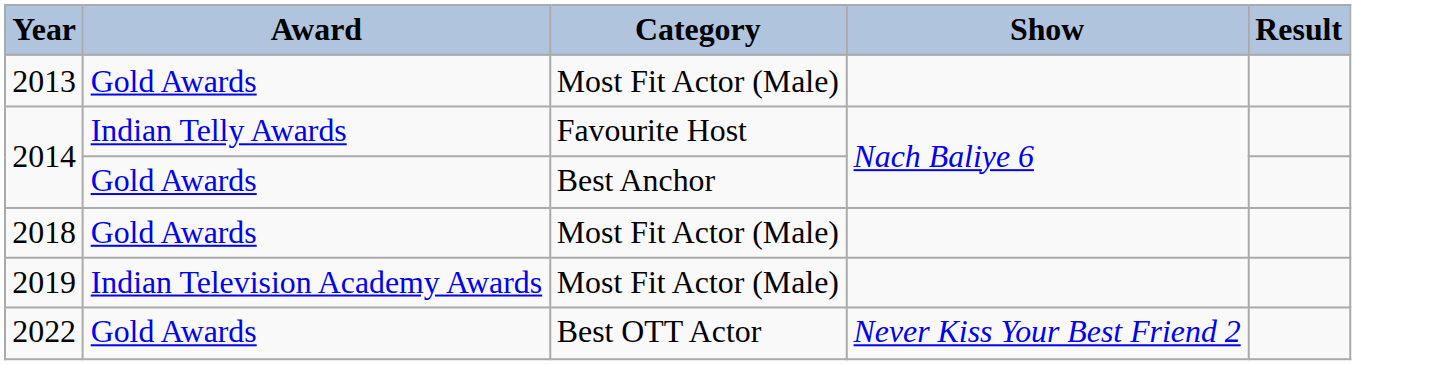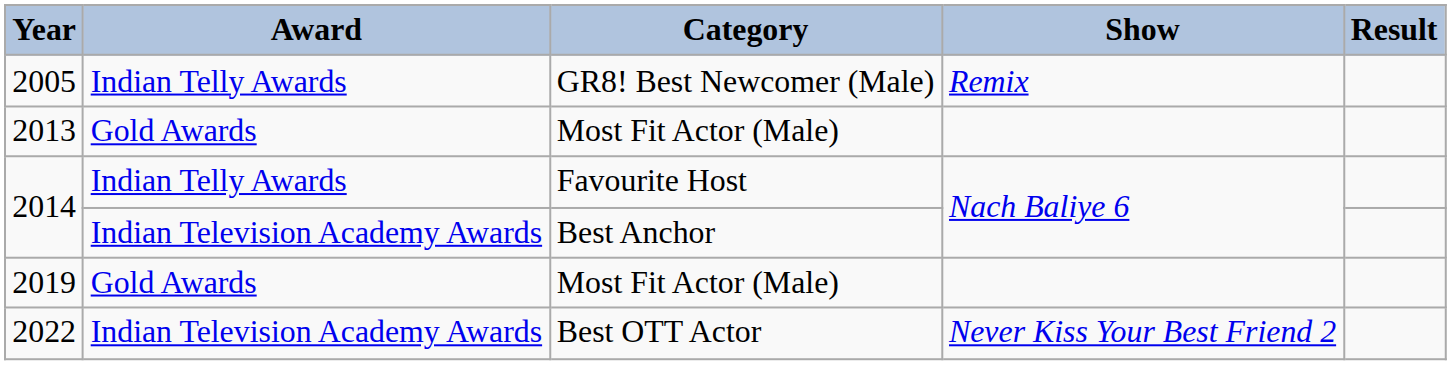+ row: (44, 80)
(174, 181) Gold Awards -> (316, 231) Indian Television Academy Awards
- row: (44, 231)
(316, 282) Indian Television Academy Awards -> (174, 282) Gold Awards
(174, 332) Gold Awards -> (316, 332) Indian Television Academy Awards
